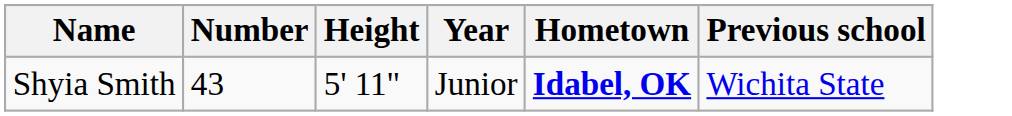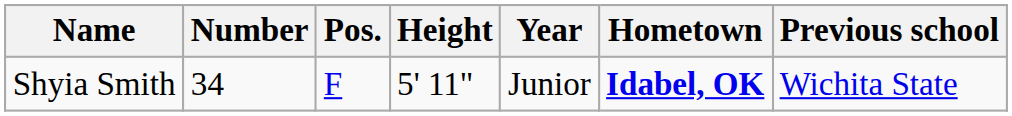+ column: (353, 30)
(207, 83) 43 -> (207, 83) 34
